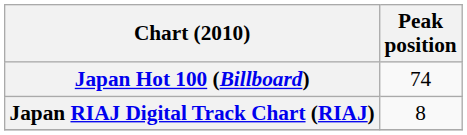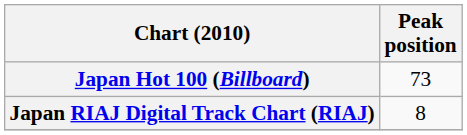(421, 79) 74 -> (421, 79) 73
